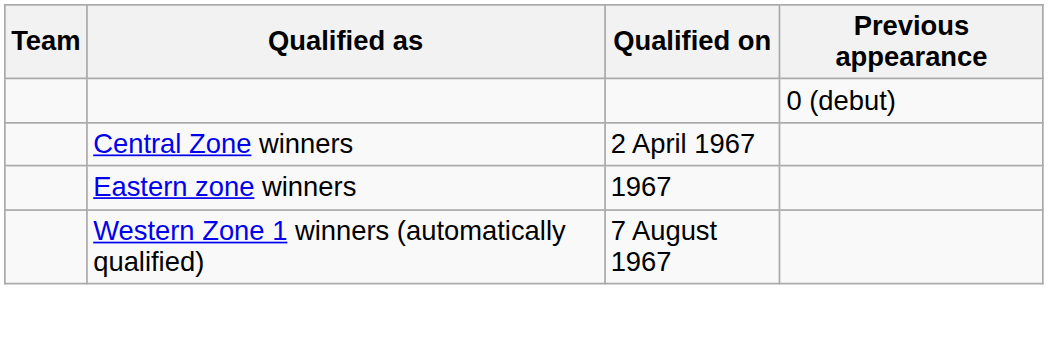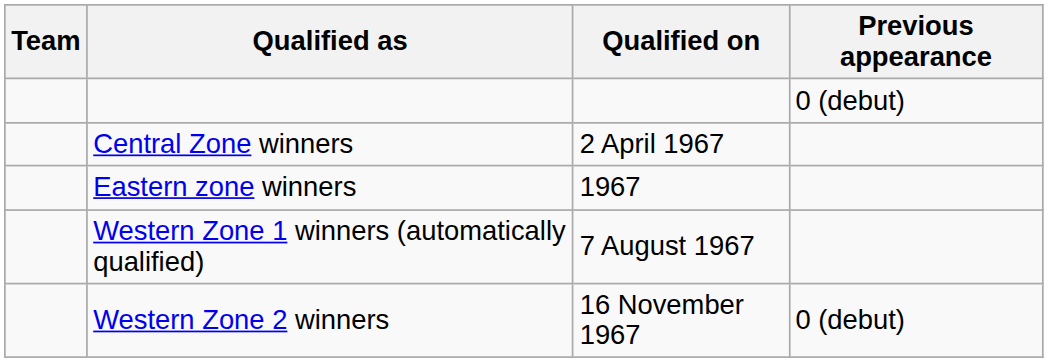+ row: (241, 320)
